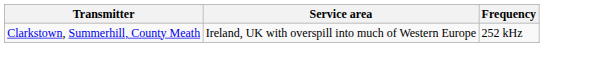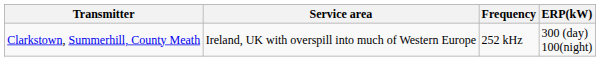+ column: (567, 14)
